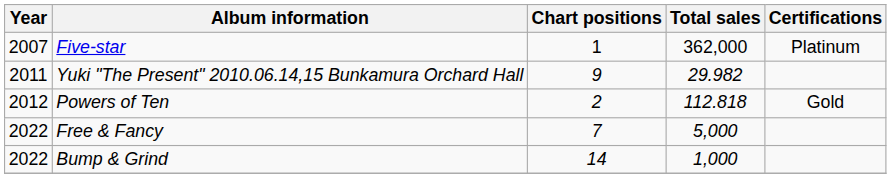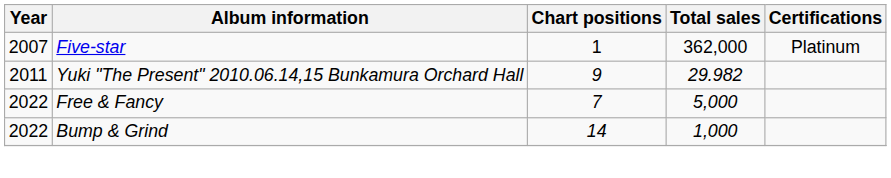- row: (113, 103)
